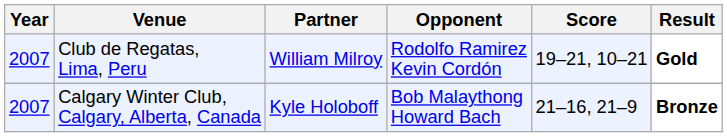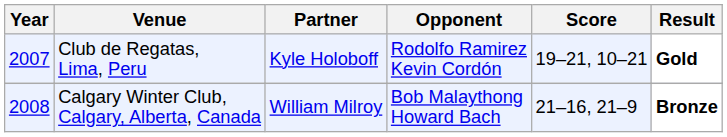(326, 59) William Milroy -> (324, 59) Kyle Holoboff
(29, 108) 2007 -> (29, 108) 2008
(324, 108) Kyle Holoboff -> (326, 108) William Milroy
